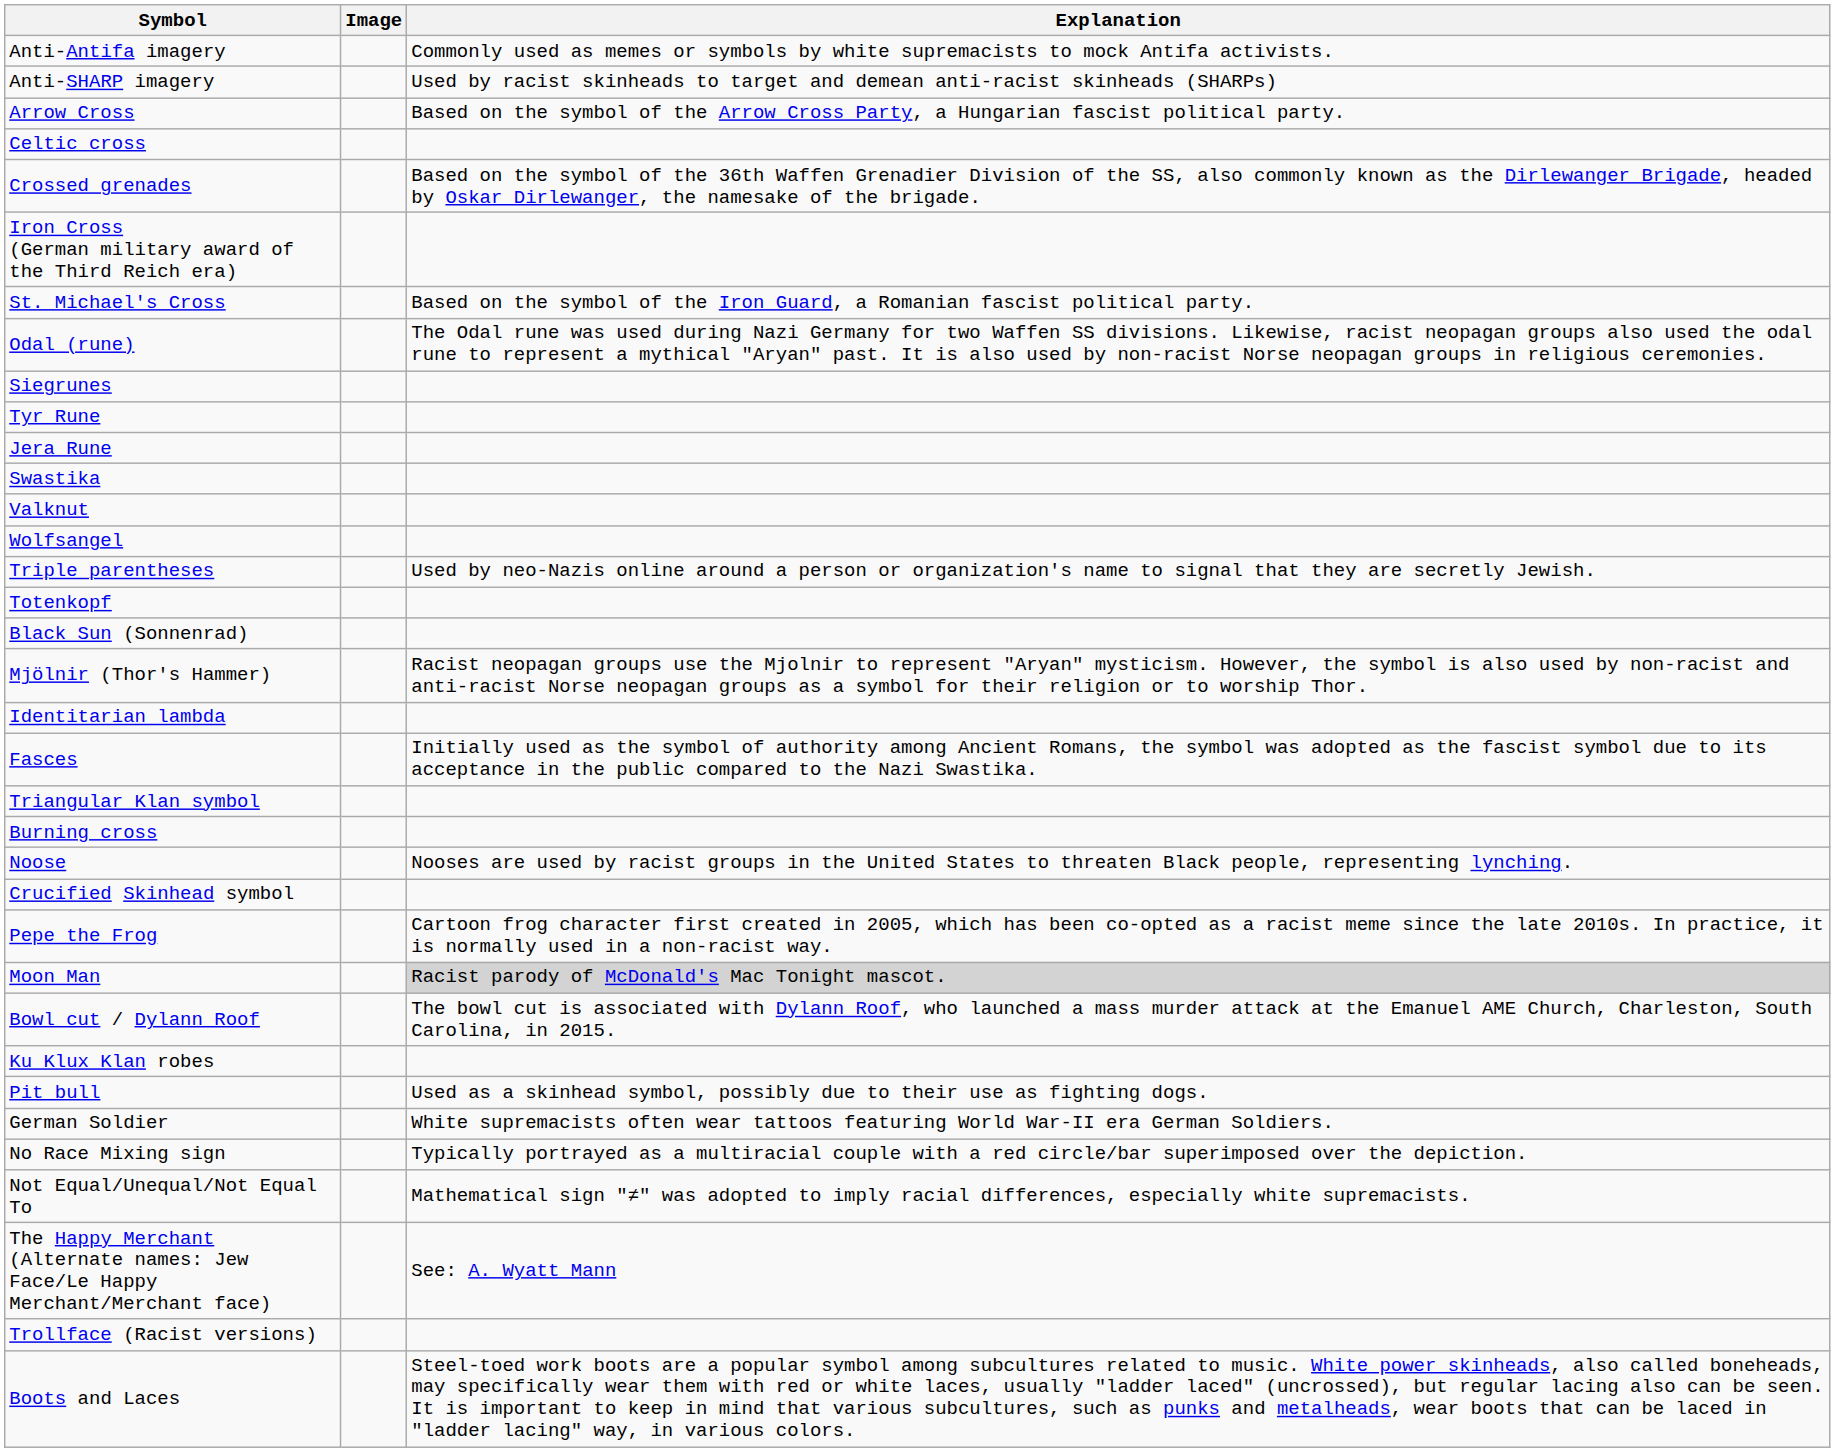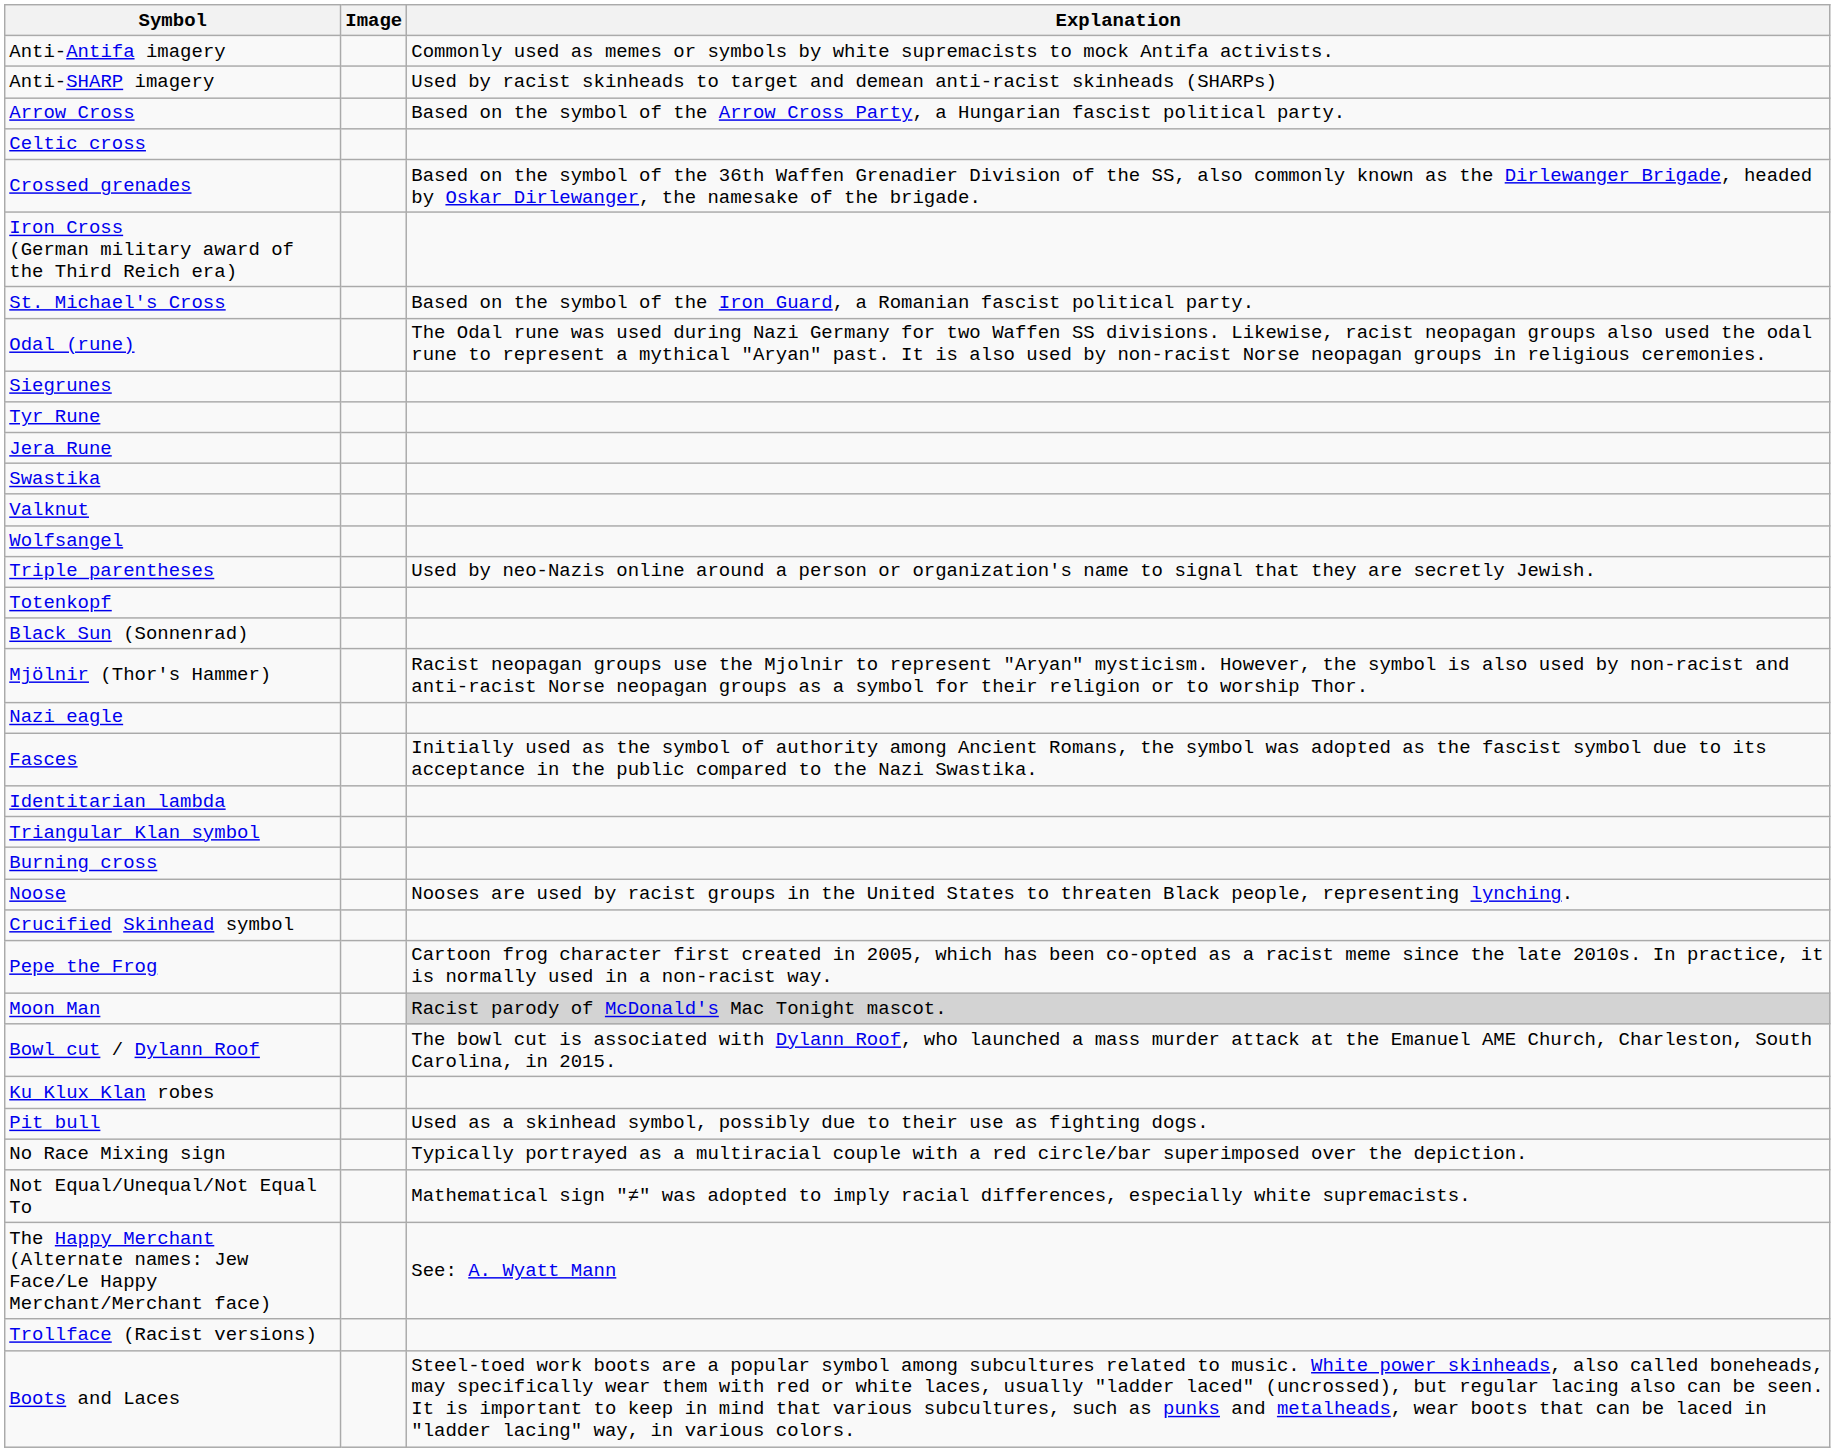+ row: (66, 717)
rows swapped: (43, 759) <-> (117, 717)
- row: (89, 1123)
